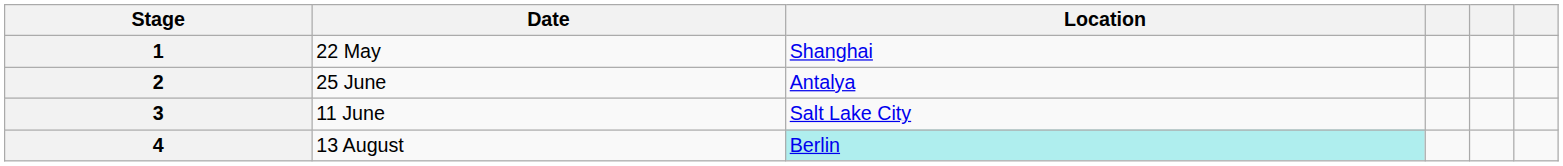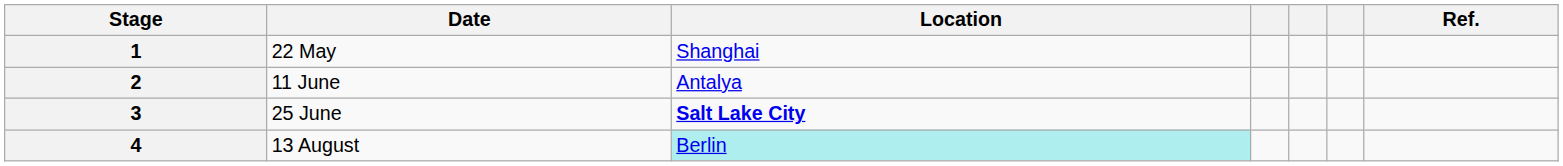+ column: (1461, 20)
(351, 82) 25 June -> (306, 82) 11 June
(351, 113) 11 June -> (307, 113) 25 June
(850, 113) normal -> (741, 113) bold
